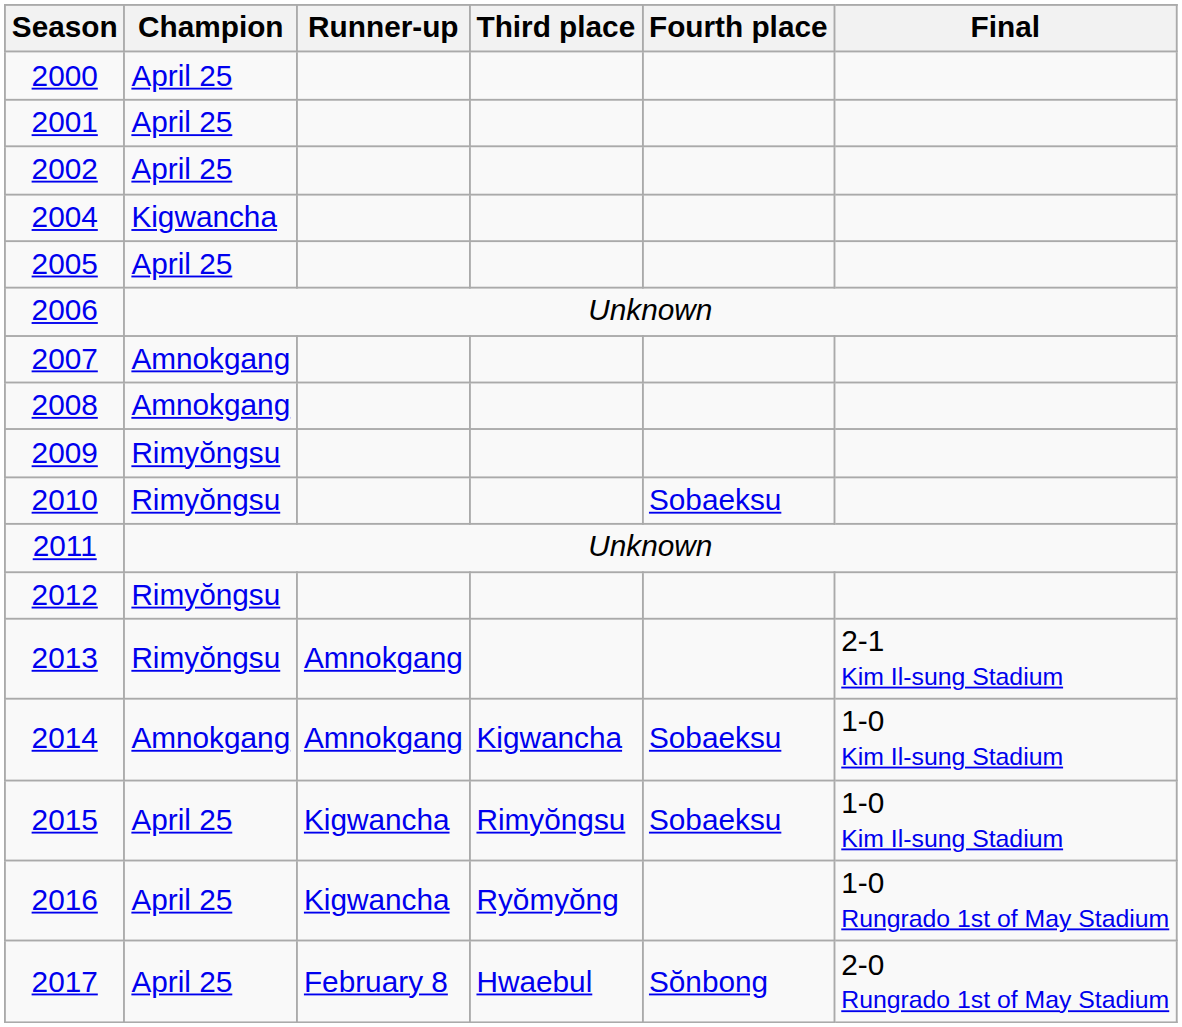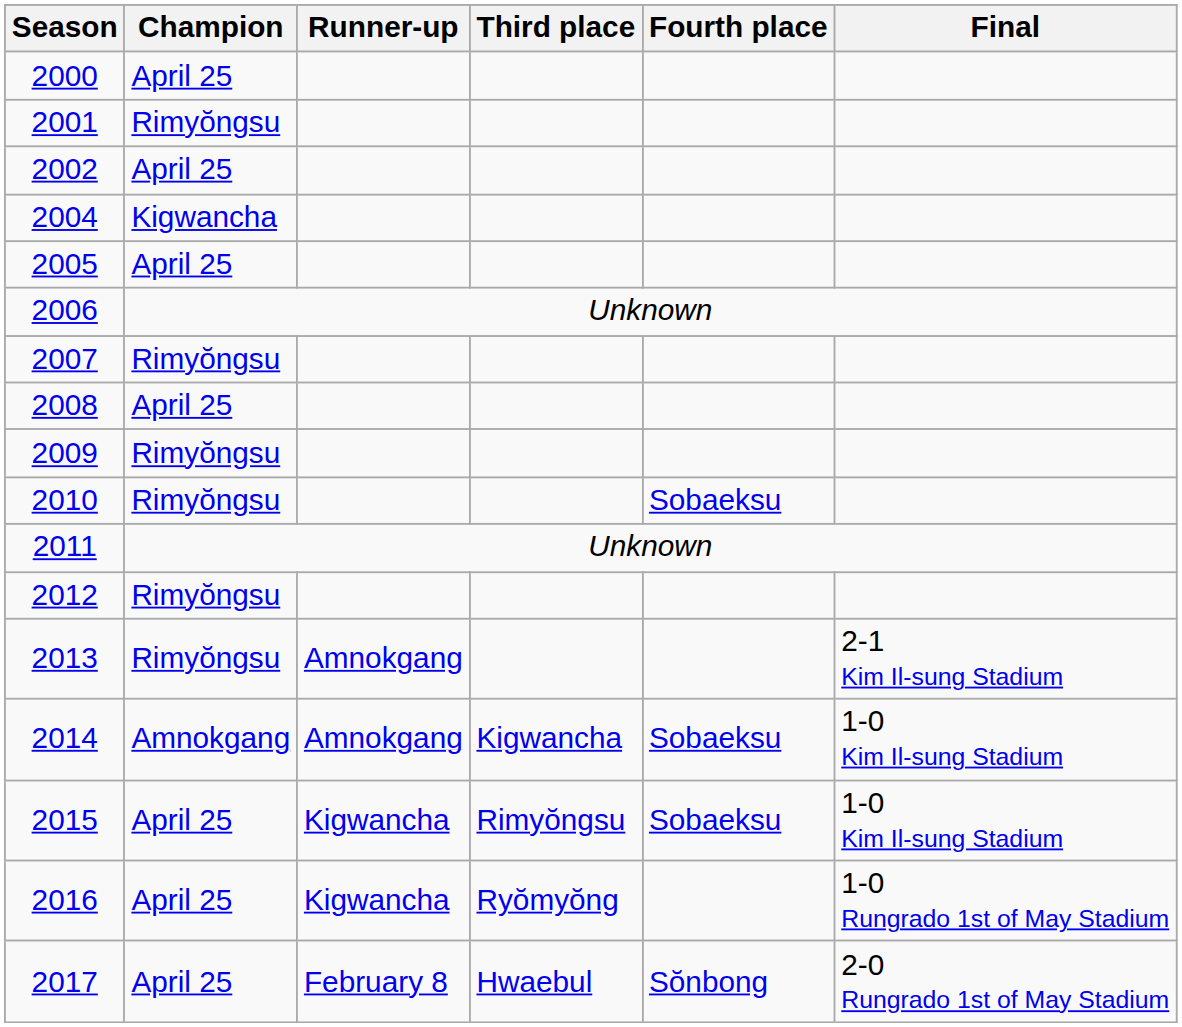(182, 122) April 25 -> (206, 122) Rimyŏngsu
(211, 358) Amnokgang -> (206, 358) Rimyŏngsu
(211, 405) Amnokgang -> (182, 405) April 25
